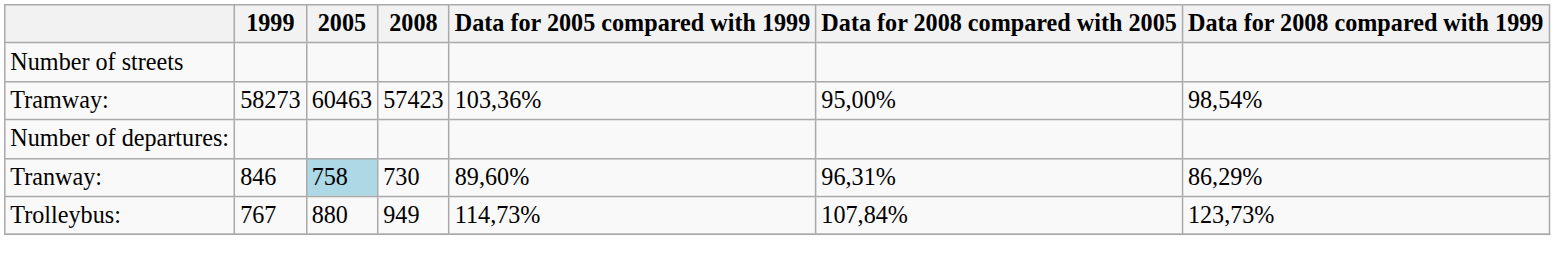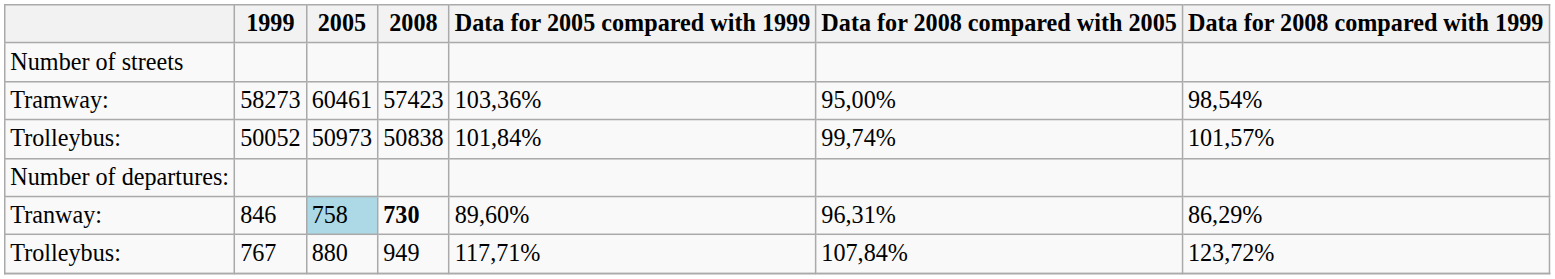(342, 100) 60463 -> (342, 100) 60461
+ row: (66, 138)
(401, 176) normal -> (401, 215) bold
(498, 215) 114,73% -> (498, 253) 117,71%
(1231, 215) 123,73% -> (1231, 253) 123,72%
